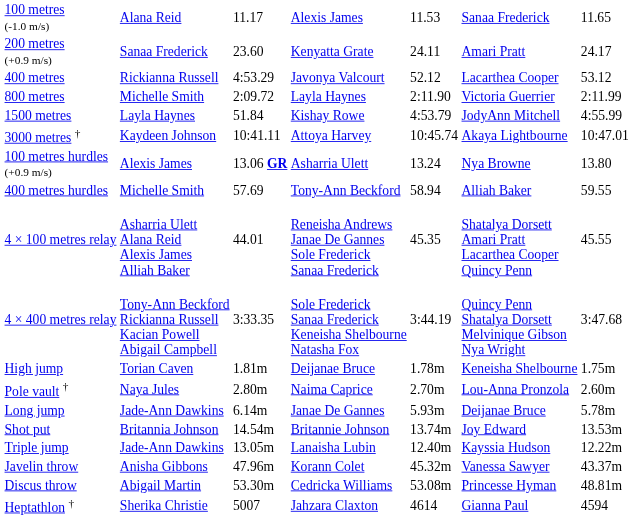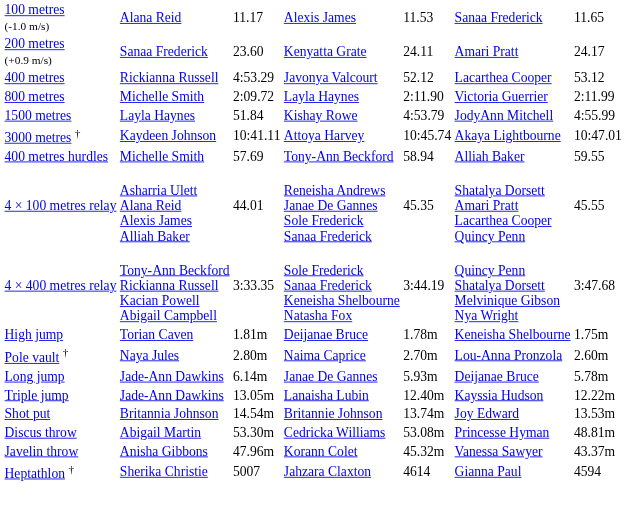- row: (56, 164)
rows swapped: (37, 447) <-> (27, 429)
rows swapped: (41, 485) <-> (41, 466)
